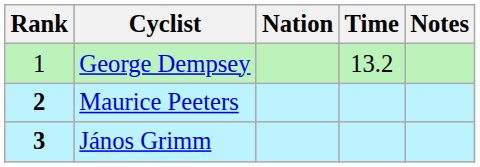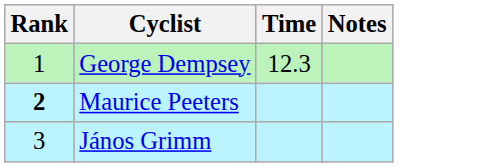- column: (298, 24)
(372, 63) 13.2 -> (289, 63) 12.3
(39, 141) bold -> (39, 141) normal
